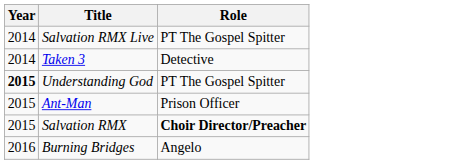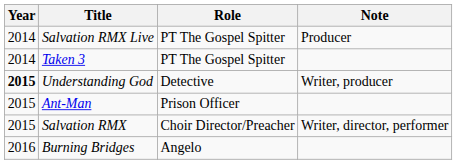+ column: (375, 15)
(187, 59) Detective -> (223, 59) PT The Gospel Spitter
(223, 81) PT The Gospel Spitter -> (187, 81) Detective
(233, 125) bold -> (227, 125) normal
